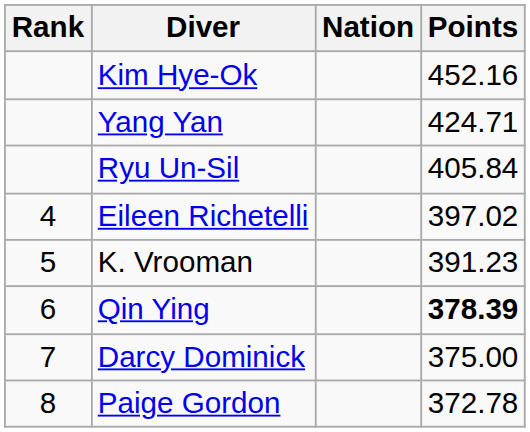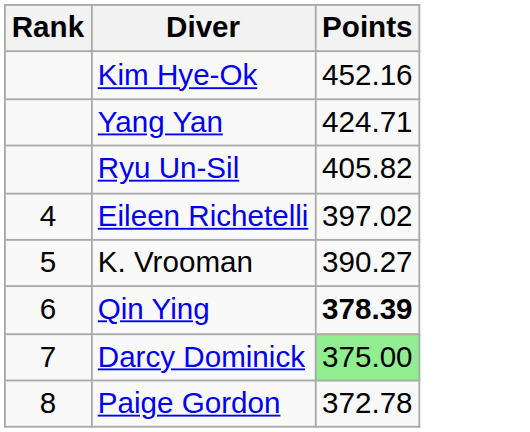- column: (368, 27)
(473, 168) 405.84 -> (367, 168) 405.82
(473, 262) 391.23 -> (367, 262) 390.27
(473, 356) no background -> (367, 356) lightgreen background
